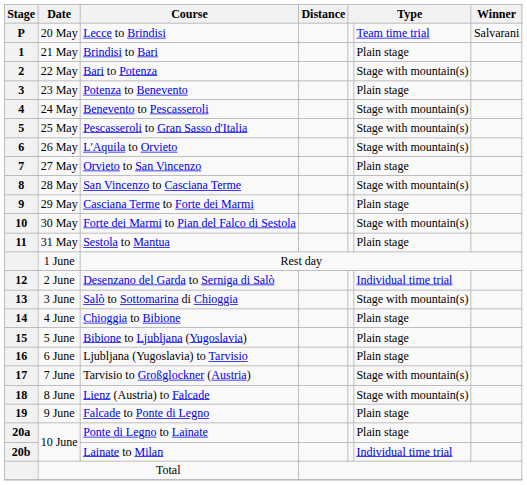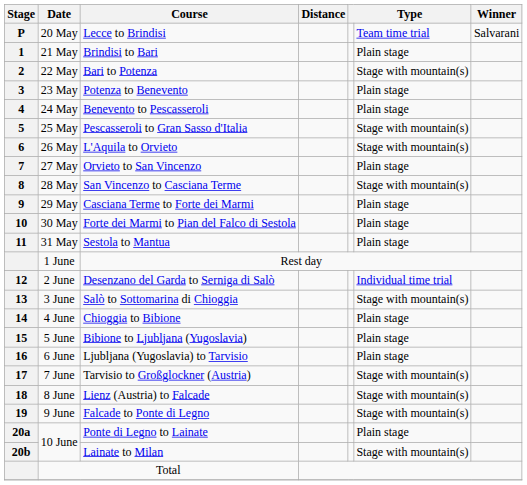(412, 109) Stage with mountain(s) -> (383, 109) Plain stage
(412, 223) Stage with mountain(s) -> (383, 223) Plain stage
(383, 413) Plain stage -> (412, 413) Stage with mountain(s)
(404, 451) Individual time trial -> (412, 451) Stage with mountain(s)
